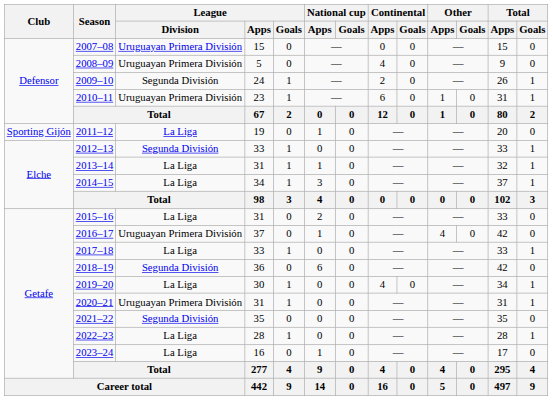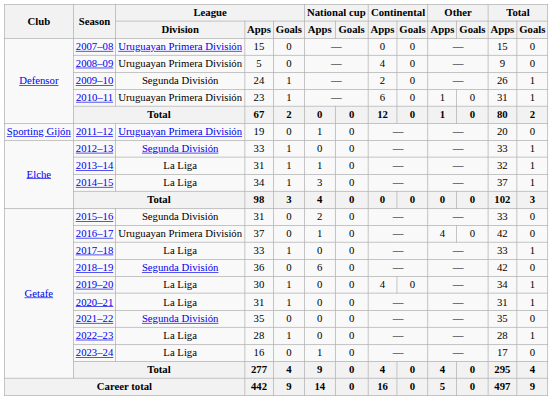(180, 132) La Liga -> (180, 132) Uruguayan Primera División
(180, 217) La Liga -> (180, 217) Segunda División
(180, 302) Uruguayan Primera División -> (180, 302) La Liga
